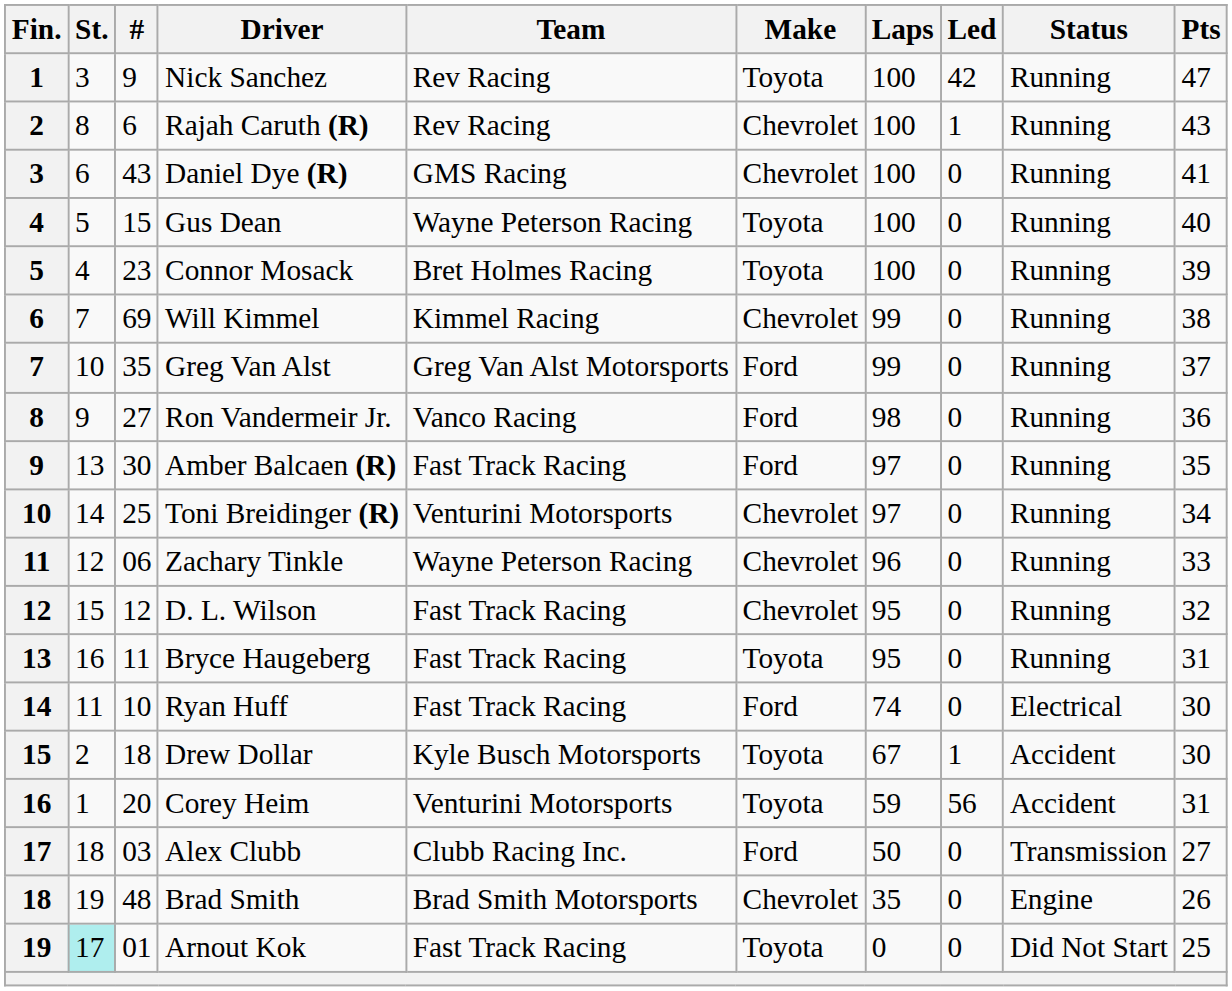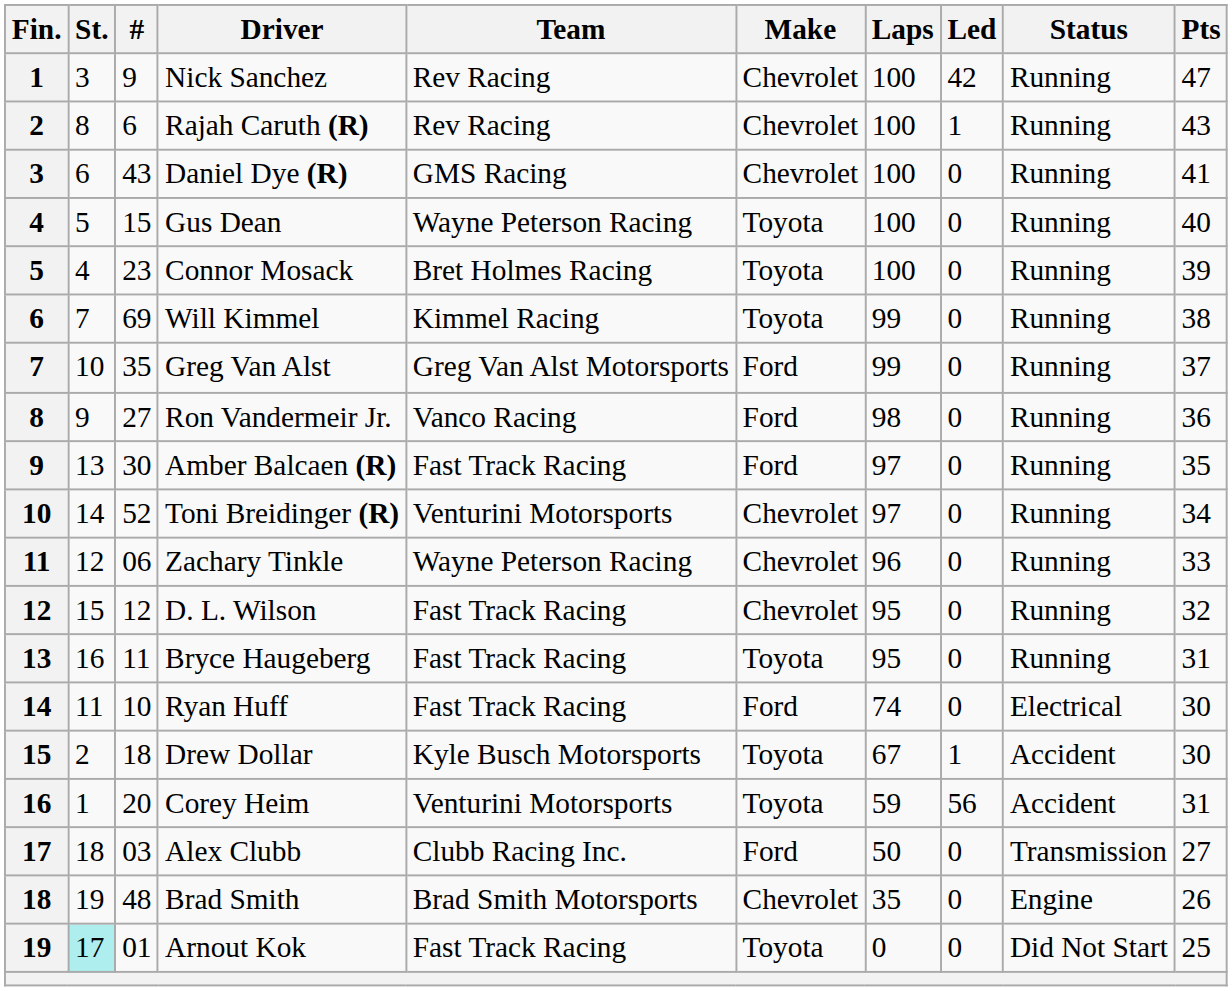(783, 77) Toyota -> (800, 77) Chevrolet
(800, 319) Chevrolet -> (783, 319) Toyota
(137, 512) 25 -> (137, 512) 52
